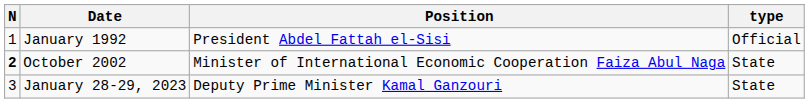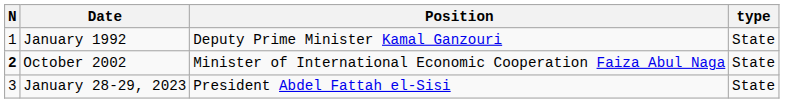(322, 40) President Abdel Fattah el-Sisi -> (348, 40) Deputy Prime Minister Kamal Ganzouri
(766, 40) Official -> (754, 40) State
(348, 86) Deputy Prime Minister Kamal Ganzouri -> (322, 86) President Abdel Fattah el-Sisi
